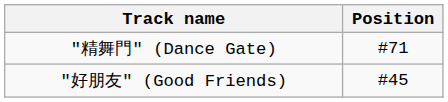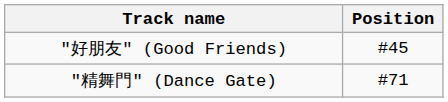rows swapped: (174, 81) <-> (174, 49)
